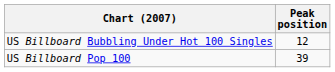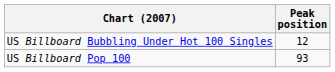(302, 58) 39 -> (302, 58) 93
